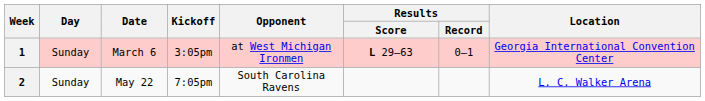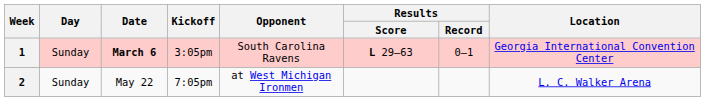(134, 53) normal -> (134, 53) bold
(281, 53) at West Michigan Ironmen -> (281, 53) South Carolina Ravens
(281, 82) South Carolina Ravens -> (281, 82) at West Michigan Ironmen
